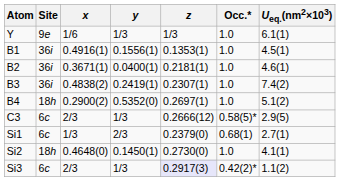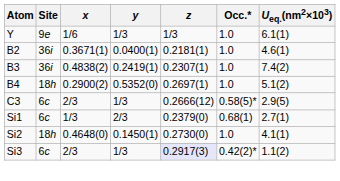- row: (13, 51)
